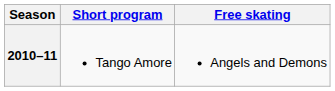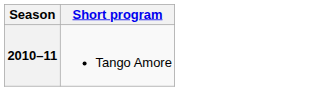- column: (252, 14)
